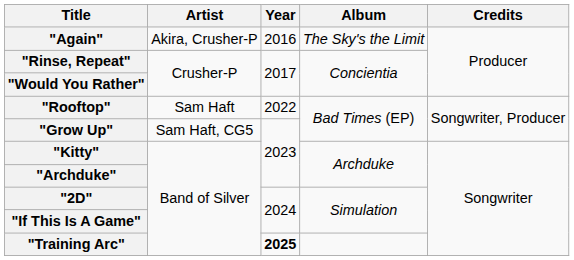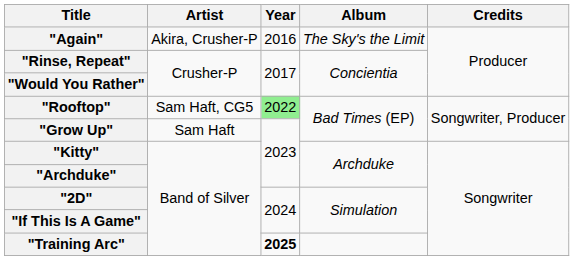(204, 107) Sam Haft -> (204, 107) Sam Haft, CG5
(280, 107) no background -> (280, 107) lightgreen background
(204, 130) Sam Haft, CG5 -> (204, 130) Sam Haft
